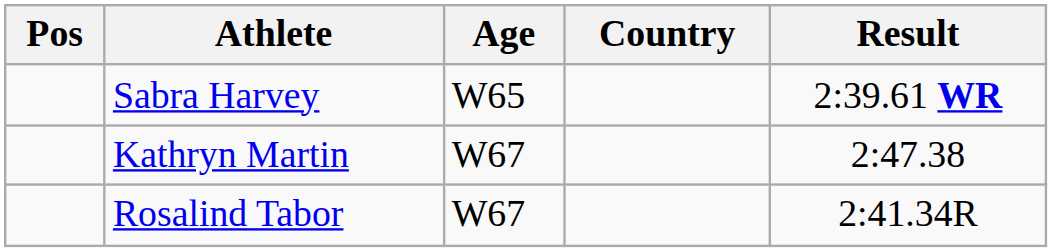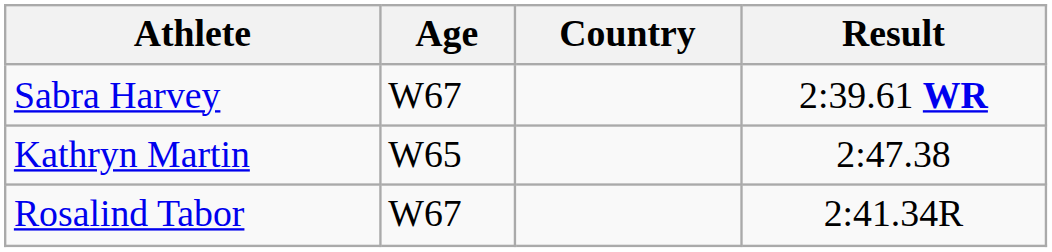- column: (55, 34)
(488, 94) W65 -> (425, 94) W67
(488, 154) W67 -> (425, 154) W65
